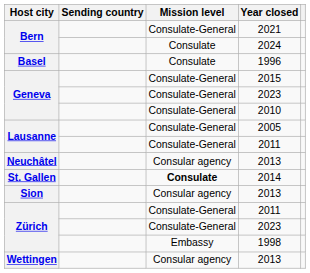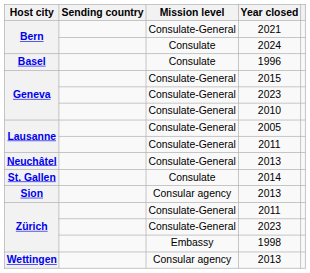(192, 161) Consular agency -> (192, 161) Consulate-General
(192, 177) bold -> (192, 177) normal
